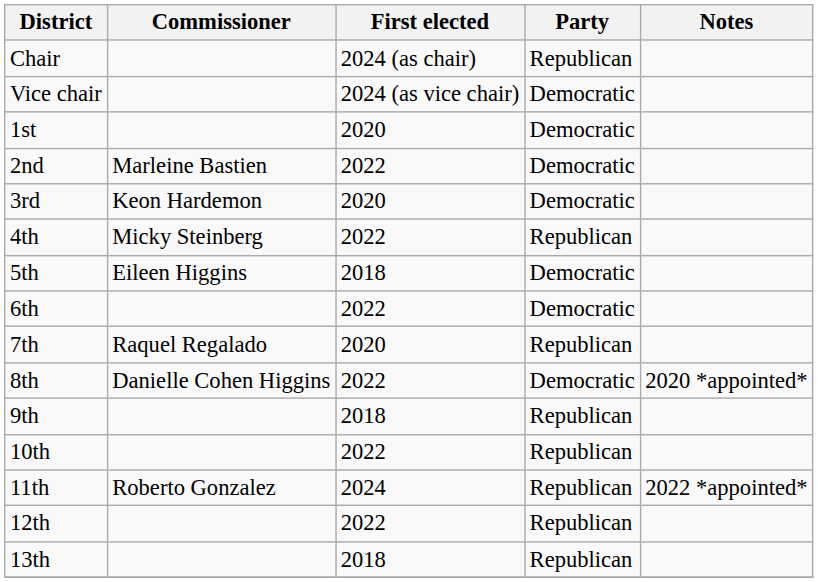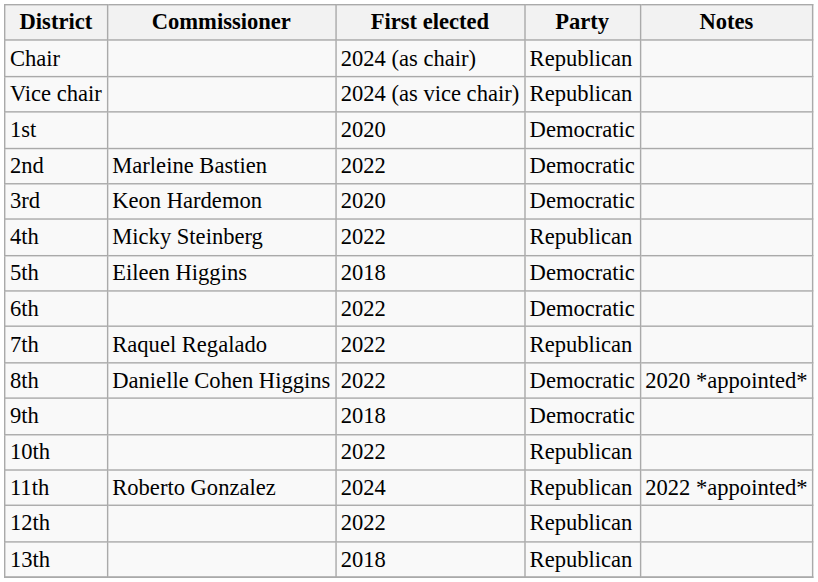(582, 93) Democratic -> (581, 93) Republican
(363, 344) 2020 -> (363, 344) 2022
(581, 415) Republican -> (582, 415) Democratic
